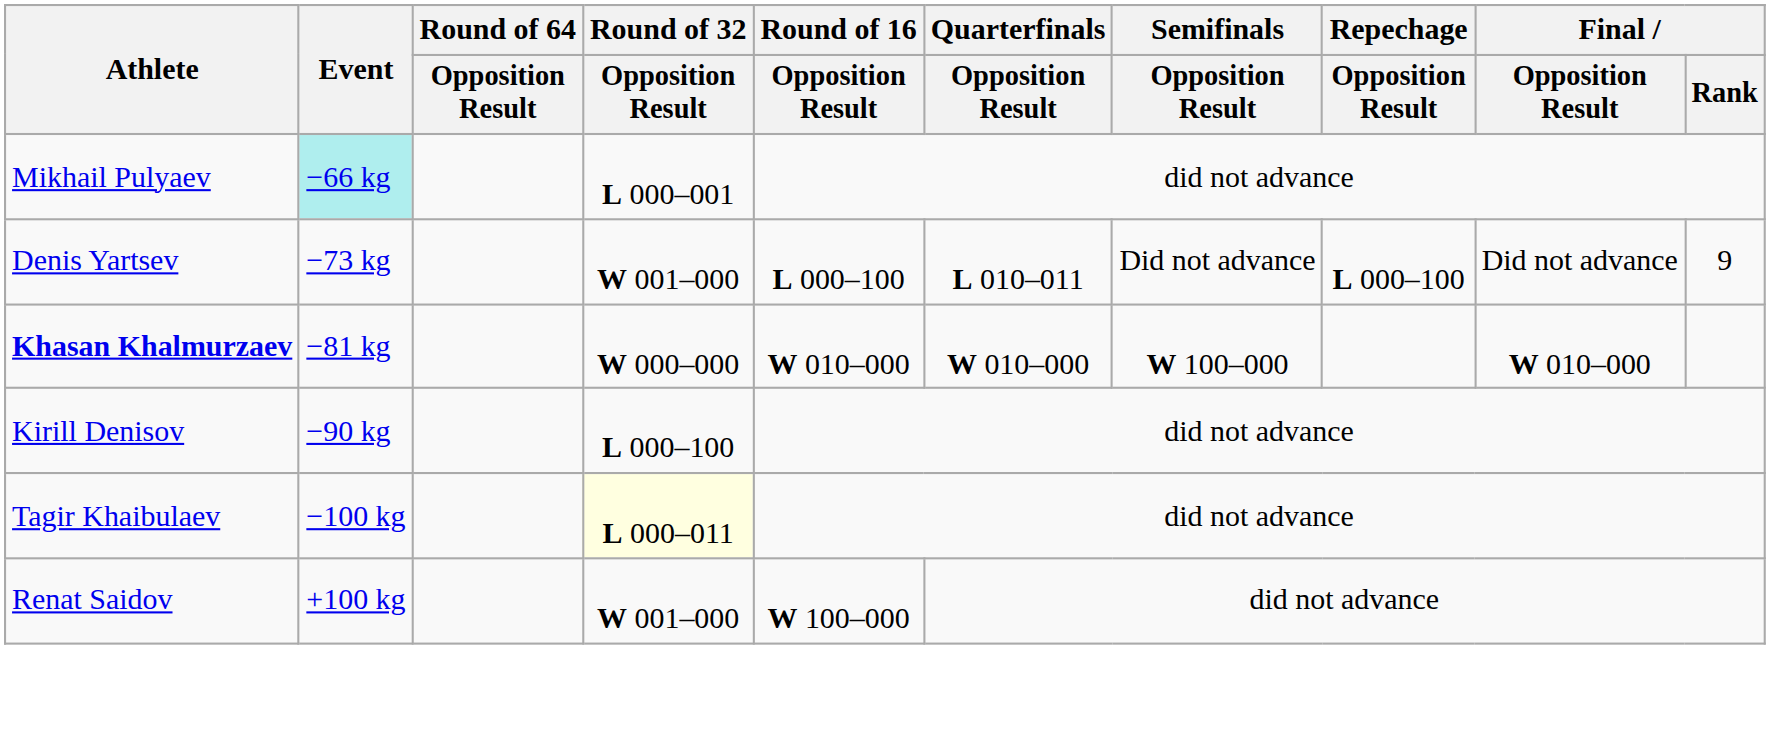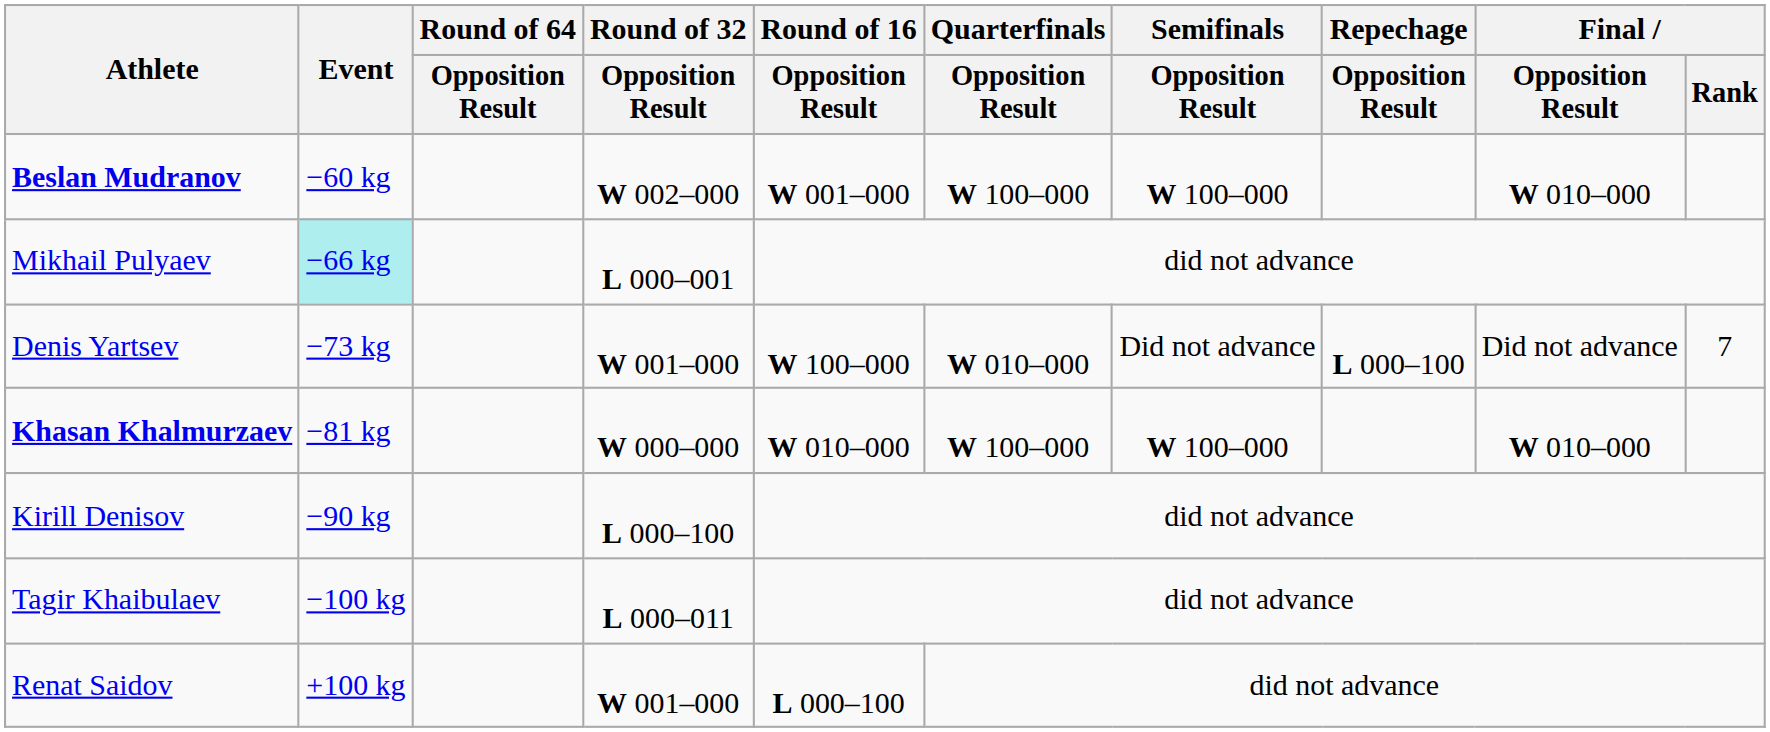+ row: (126, 176)
(839, 279) L 000–100 -> (839, 363) W 100–000
(1018, 279) L 010–011 -> (1018, 363) W 010–000
(1725, 261) 9 -> (1725, 346) 7
(1018, 363) W 010–000 -> (1018, 448) W 100–000
(668, 533) lightyellow background -> (668, 618) no background
(839, 618) W 100–000 -> (839, 702) L 000–100
